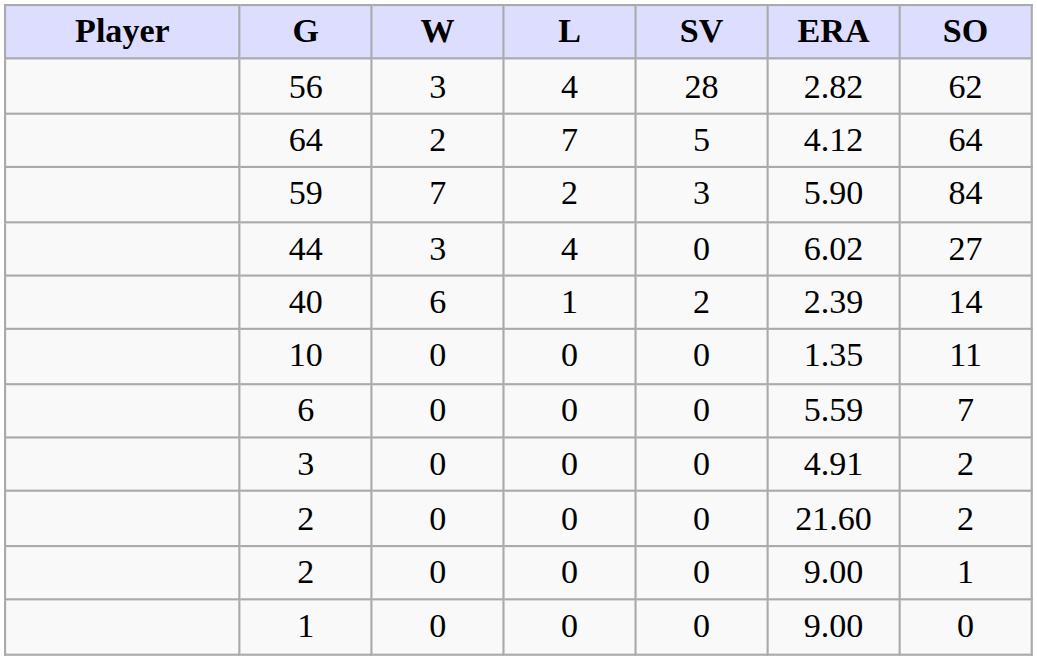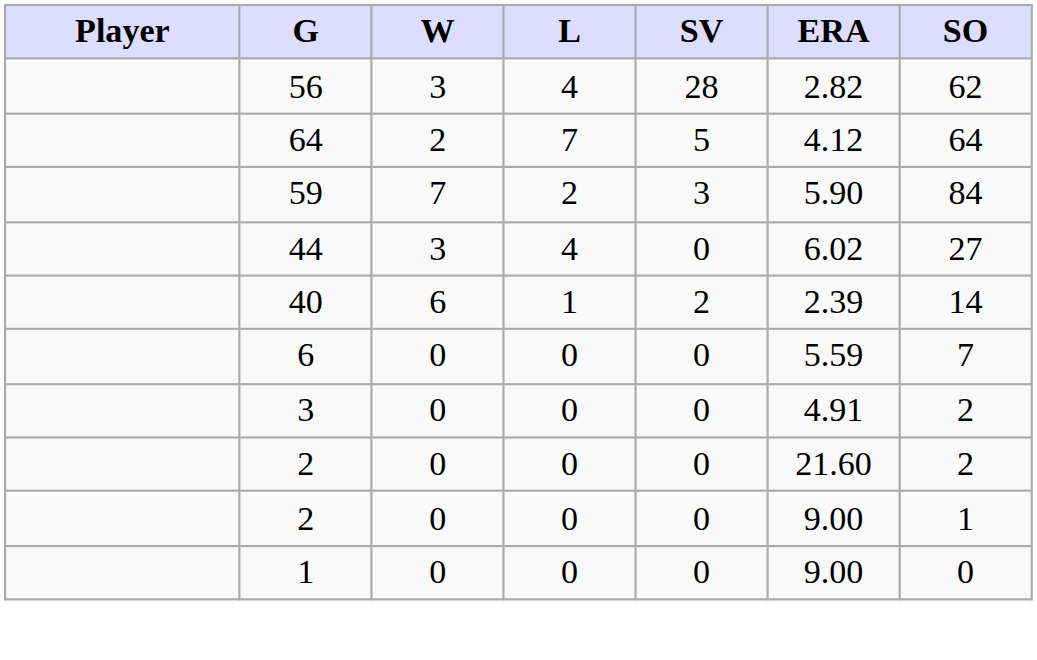- row: (306, 355)
